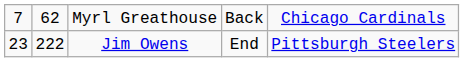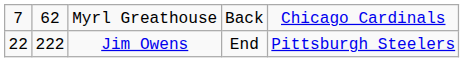(18, 44) 23 -> (18, 44) 22
